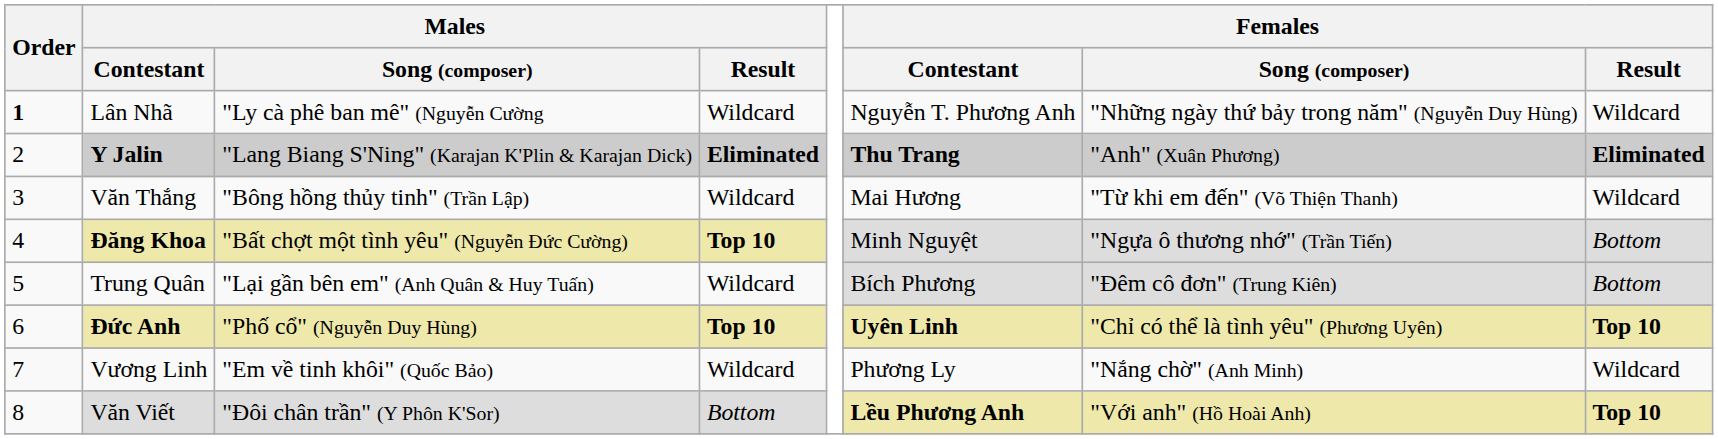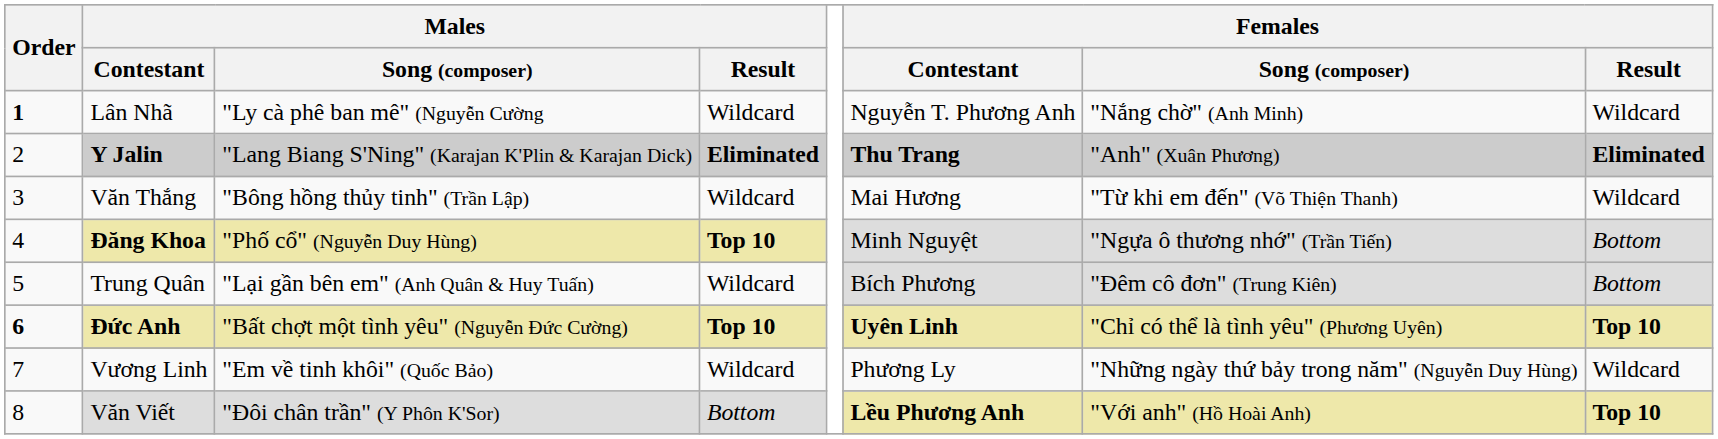(1334, 112) "Những ngày thứ bảy trong năm" (Nguyễn Duy Hùng) -> (1197, 112) "Nắng chờ" (Anh Minh)
(425, 240) "Bất chợt một tình yêu" (Nguyễn Đức Cường) -> (350, 240) "Phố cổ" (Nguyễn Duy Hùng)
(18, 326) normal -> (18, 326) bold
(350, 326) "Phố cổ" (Nguyễn Duy Hùng) -> (425, 326) "Bất chợt một tình yêu" (Nguyễn Đức Cường)
(1197, 369) "Nắng chờ" (Anh Minh) -> (1334, 369) "Những ngày thứ bảy trong năm" (Nguyễn Duy Hùng)
